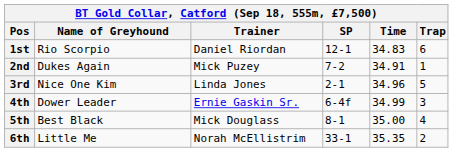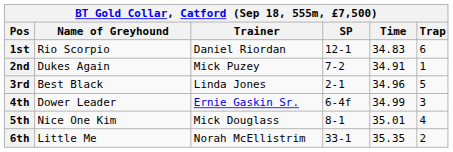(77, 85) Nice One Kim -> (70, 85) Best Black
(70, 120) Best Black -> (77, 120) Nice One Kim
(389, 120) 35.00 -> (389, 120) 35.01
